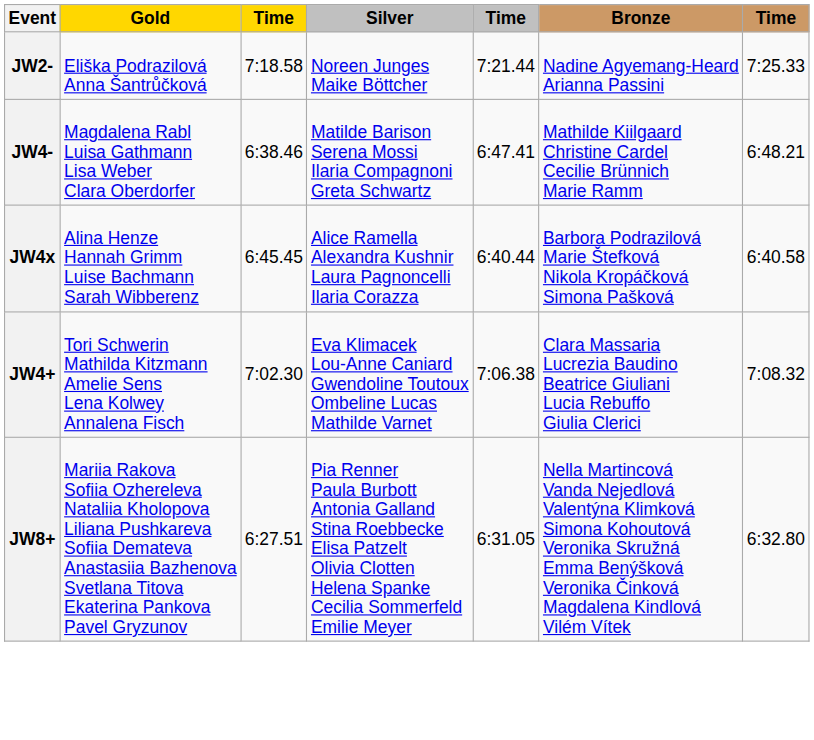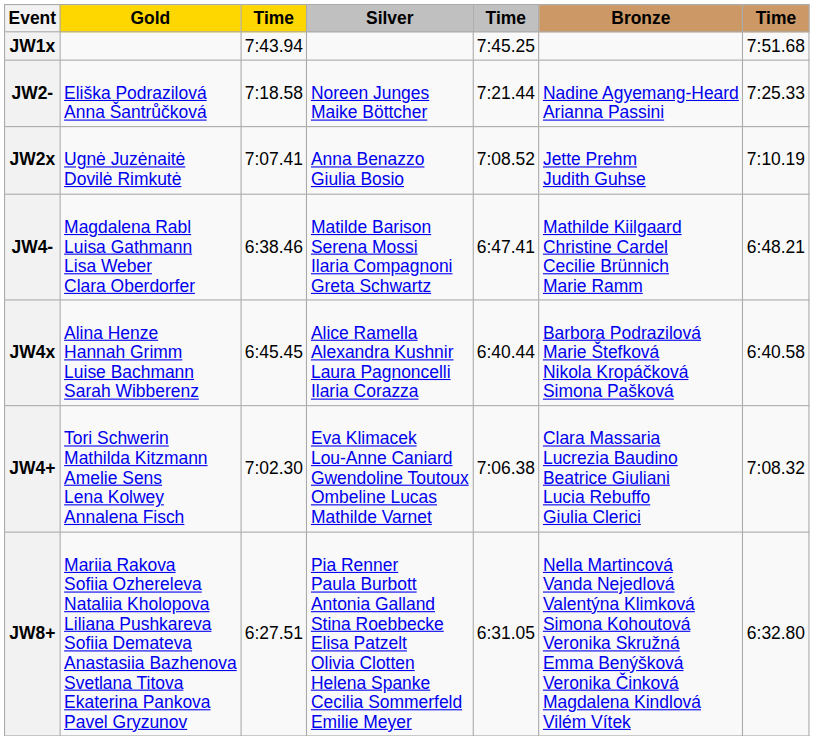+ row: (32, 45)
+ row: (32, 160)
